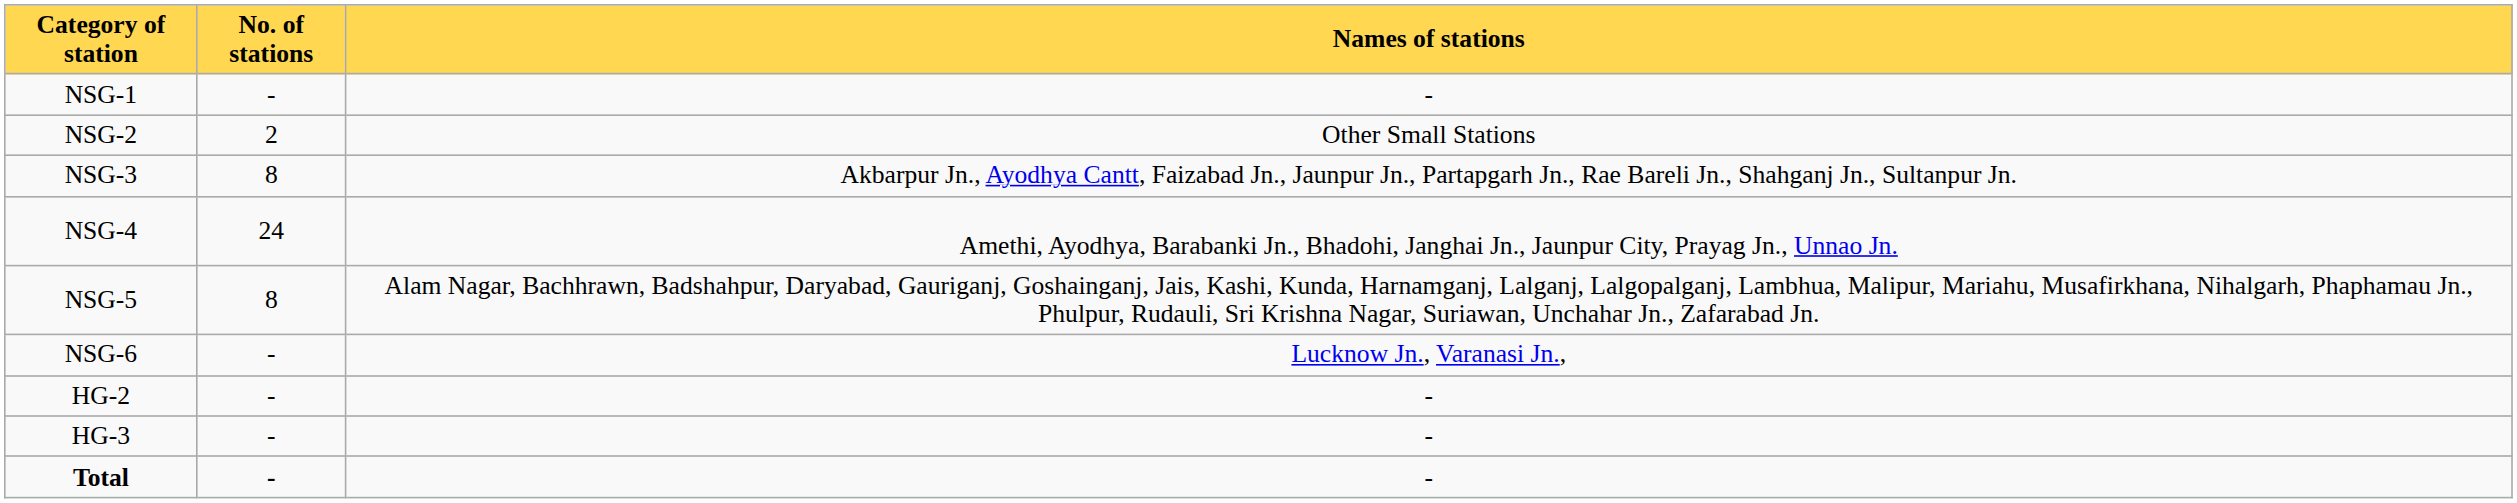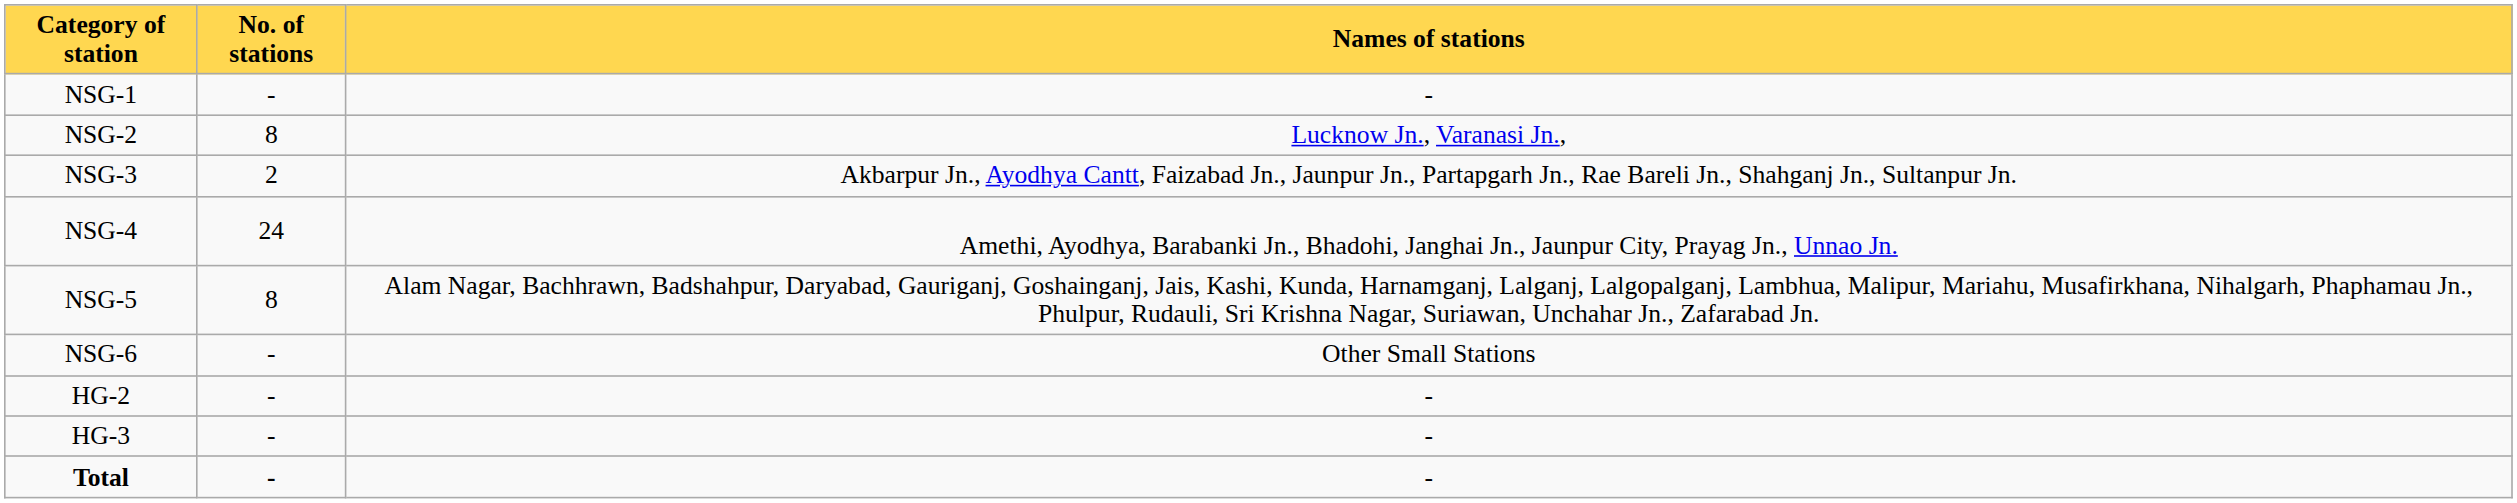(271, 134) 2 -> (271, 134) 8
(1429, 134) Other Small Stations -> (1429, 134) Lucknow Jn., Varanasi Jn.,
(271, 175) 8 -> (271, 175) 2
(1429, 354) Lucknow Jn., Varanasi Jn., -> (1429, 354) Other Small Stations
